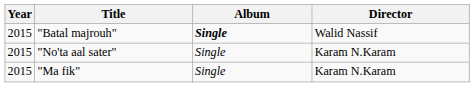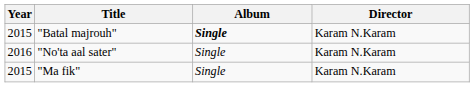(346, 33) Walid Nassif -> (355, 33) Karam N.Karam
(20, 52) 2015 -> (20, 52) 2016
